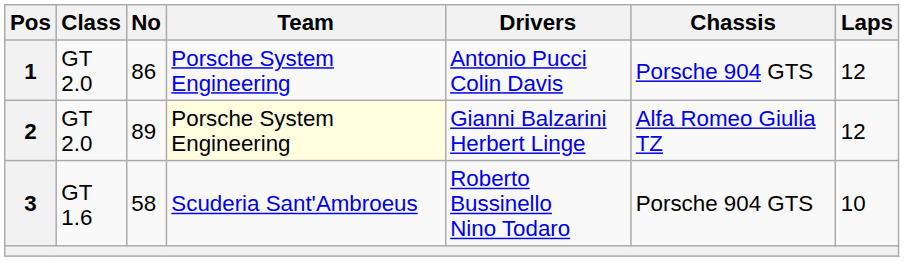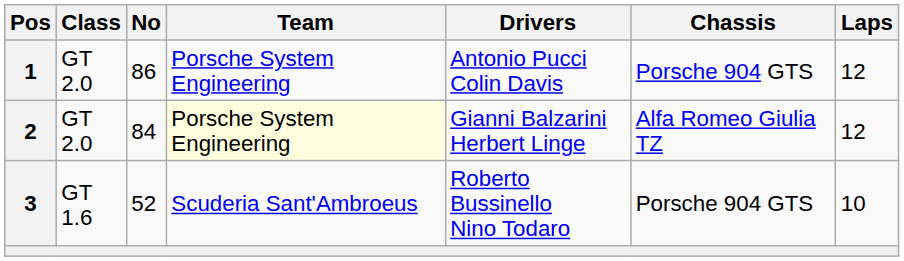(144, 131) 89 -> (144, 131) 84
(144, 204) 58 -> (144, 204) 52
